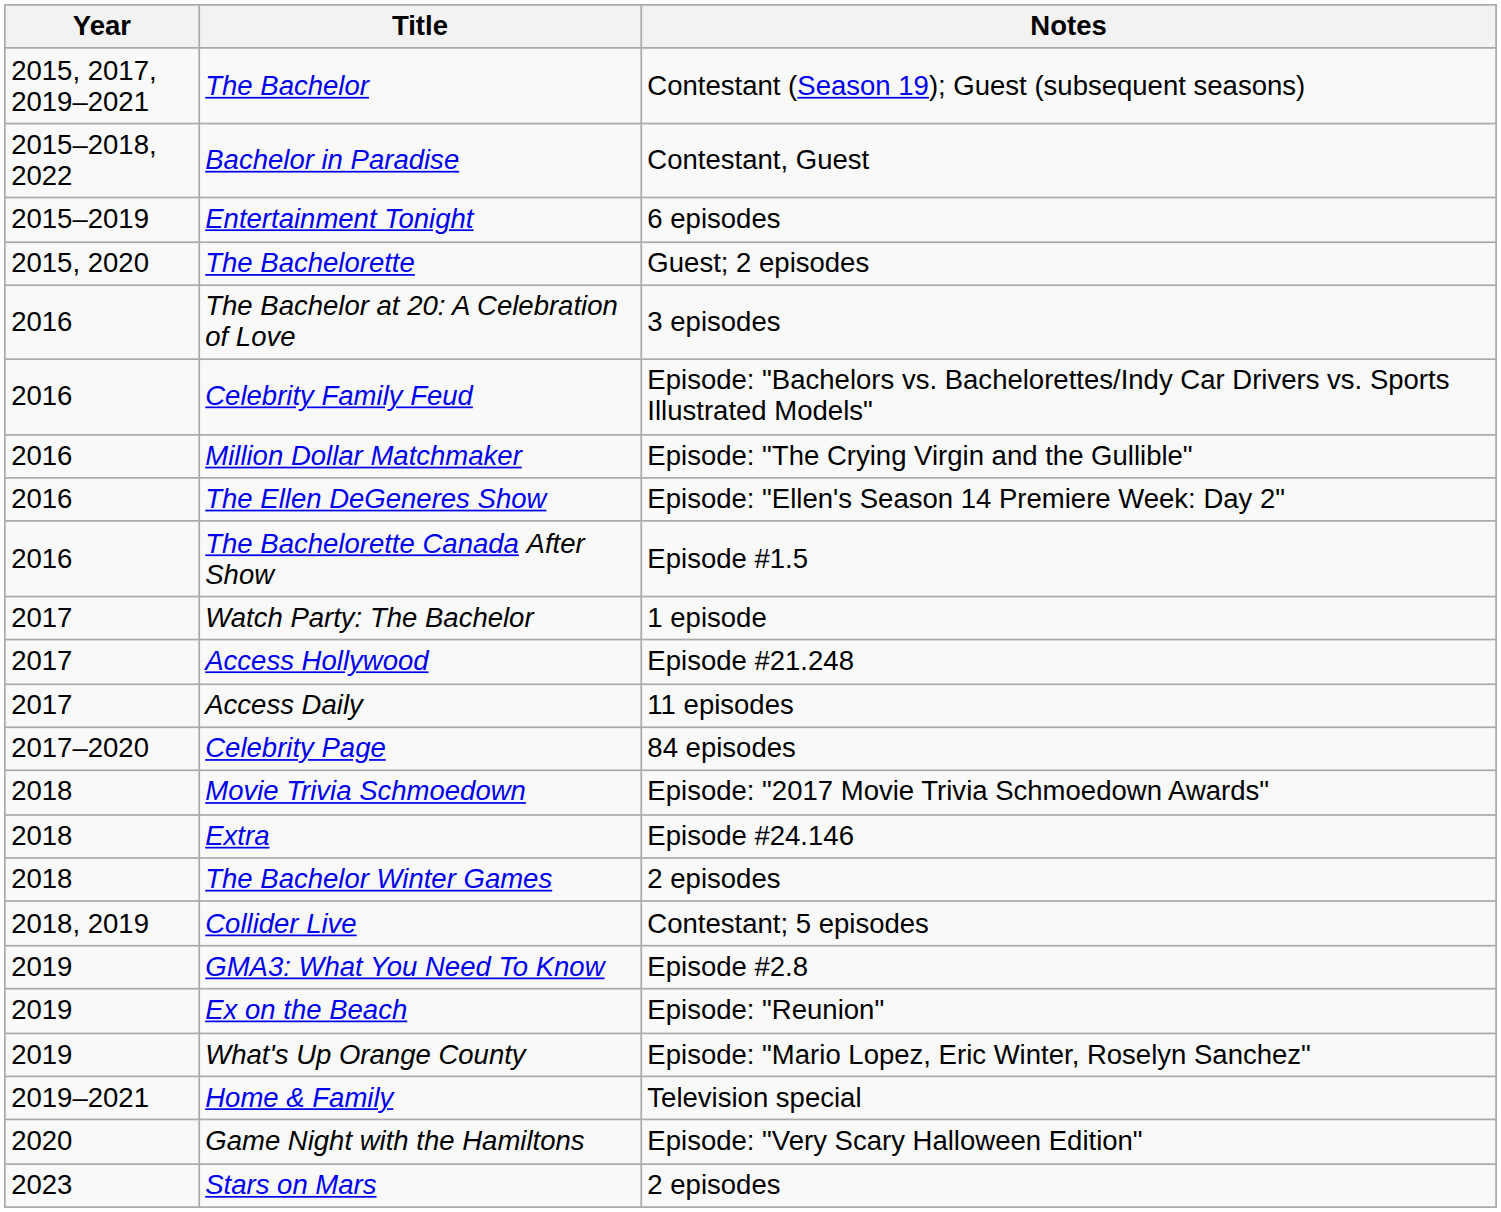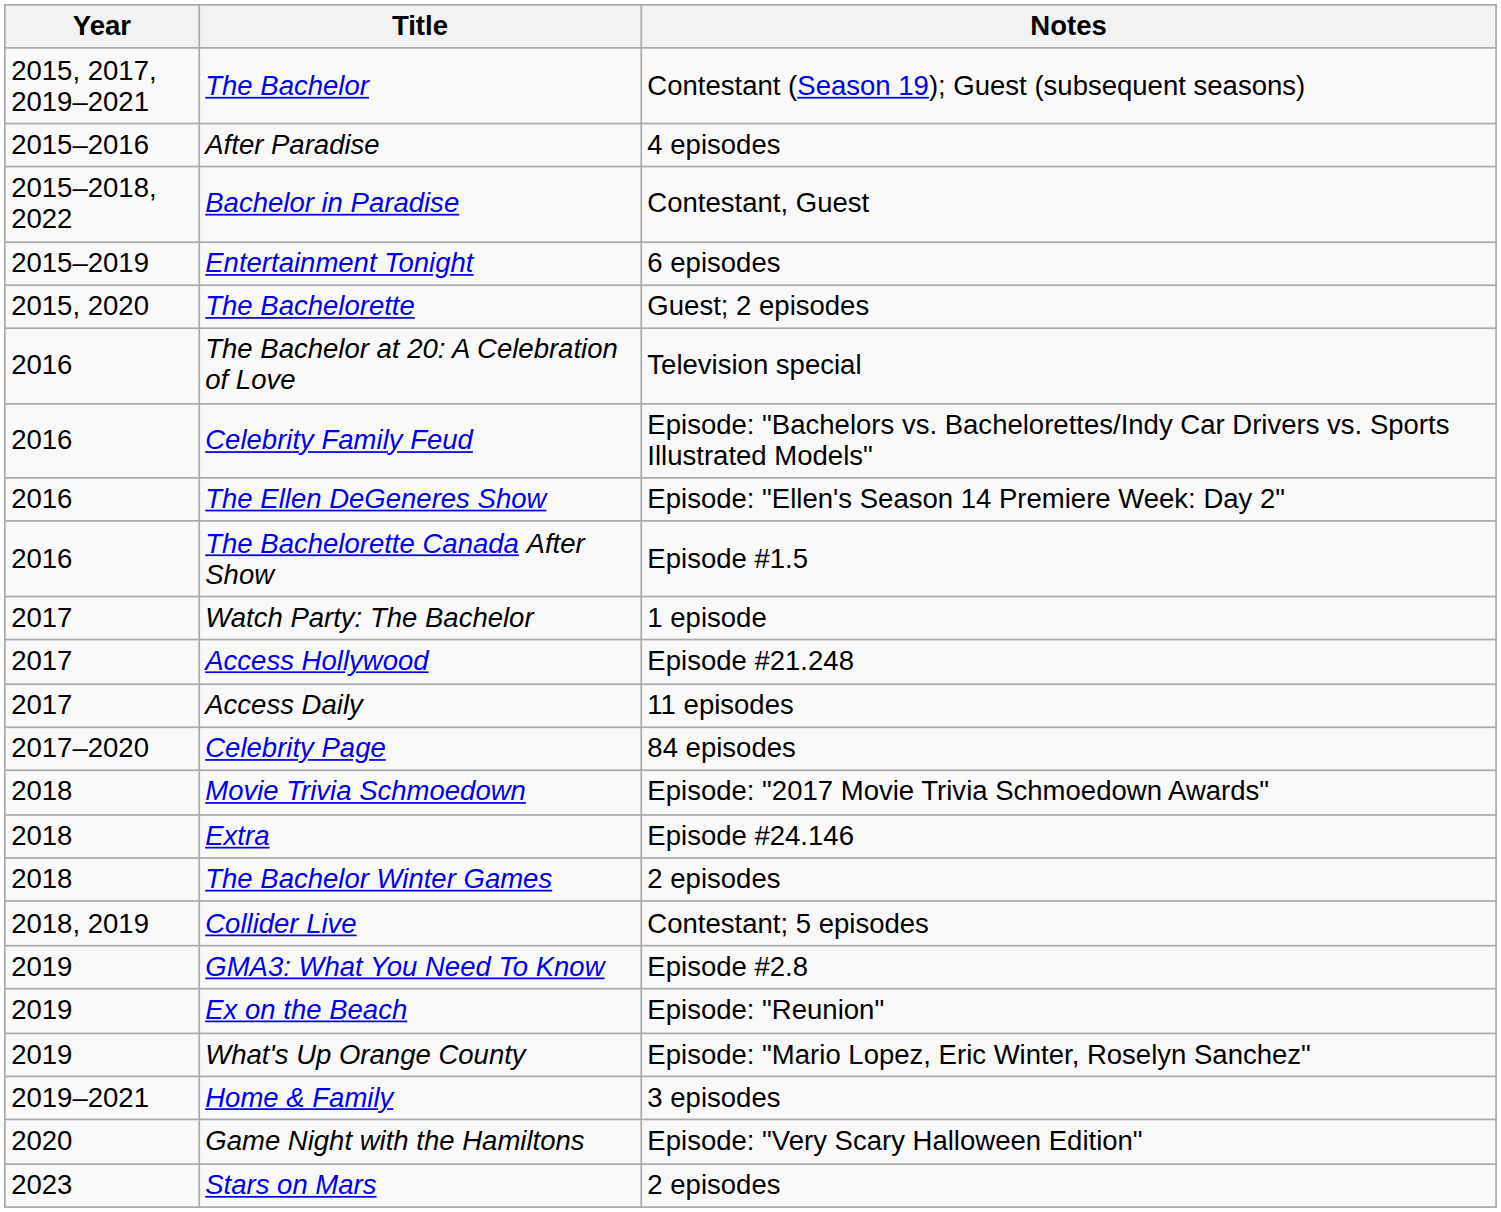+ row: (292, 144)
(714, 321) 3 episodes -> (754, 365) Television special
- row: (364, 455)
(754, 1097) Television special -> (714, 1097) 3 episodes
